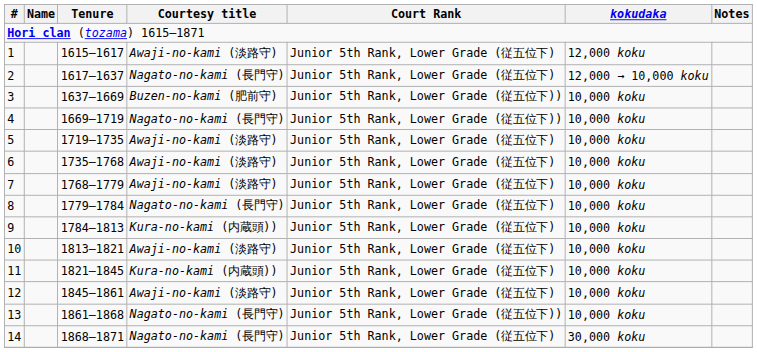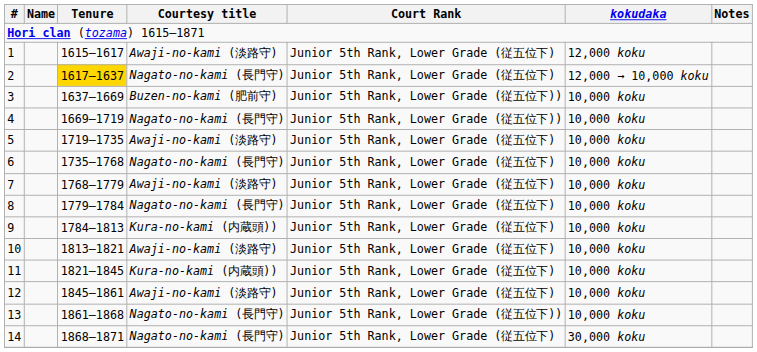(92, 75) no background -> (92, 75) gold background
(204, 162) Awaji-no-kami (淡路守) -> (207, 162) Nagato-no-kami (長門守)
